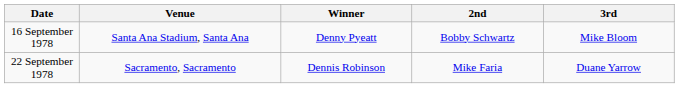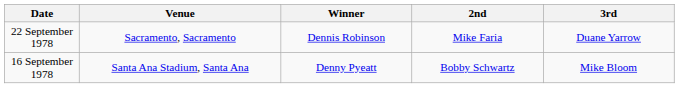rows swapped: (42, 37) <-> (42, 67)
